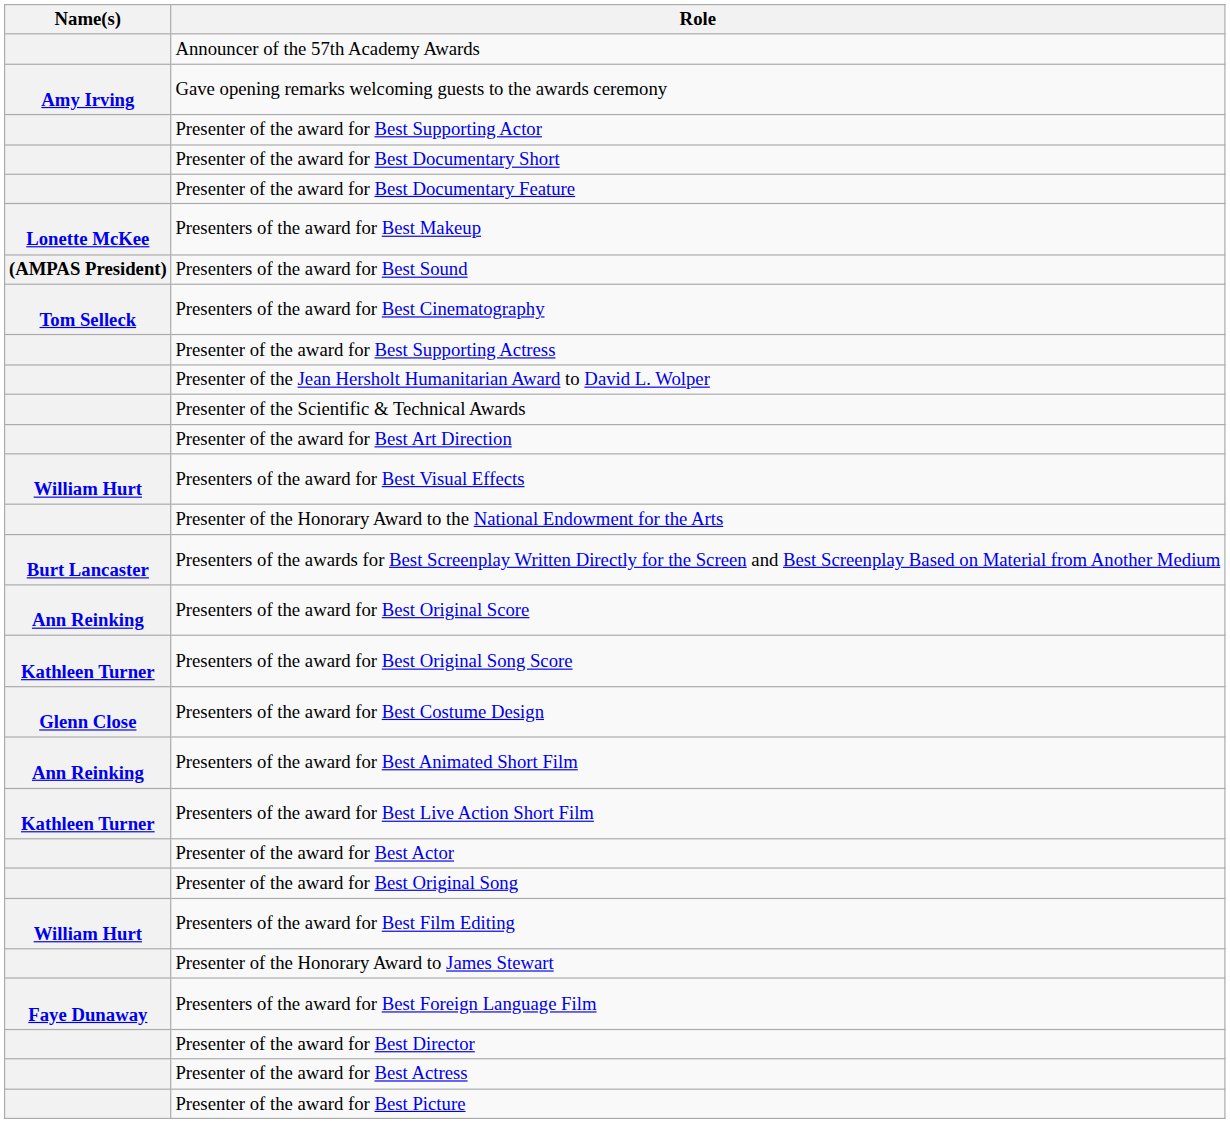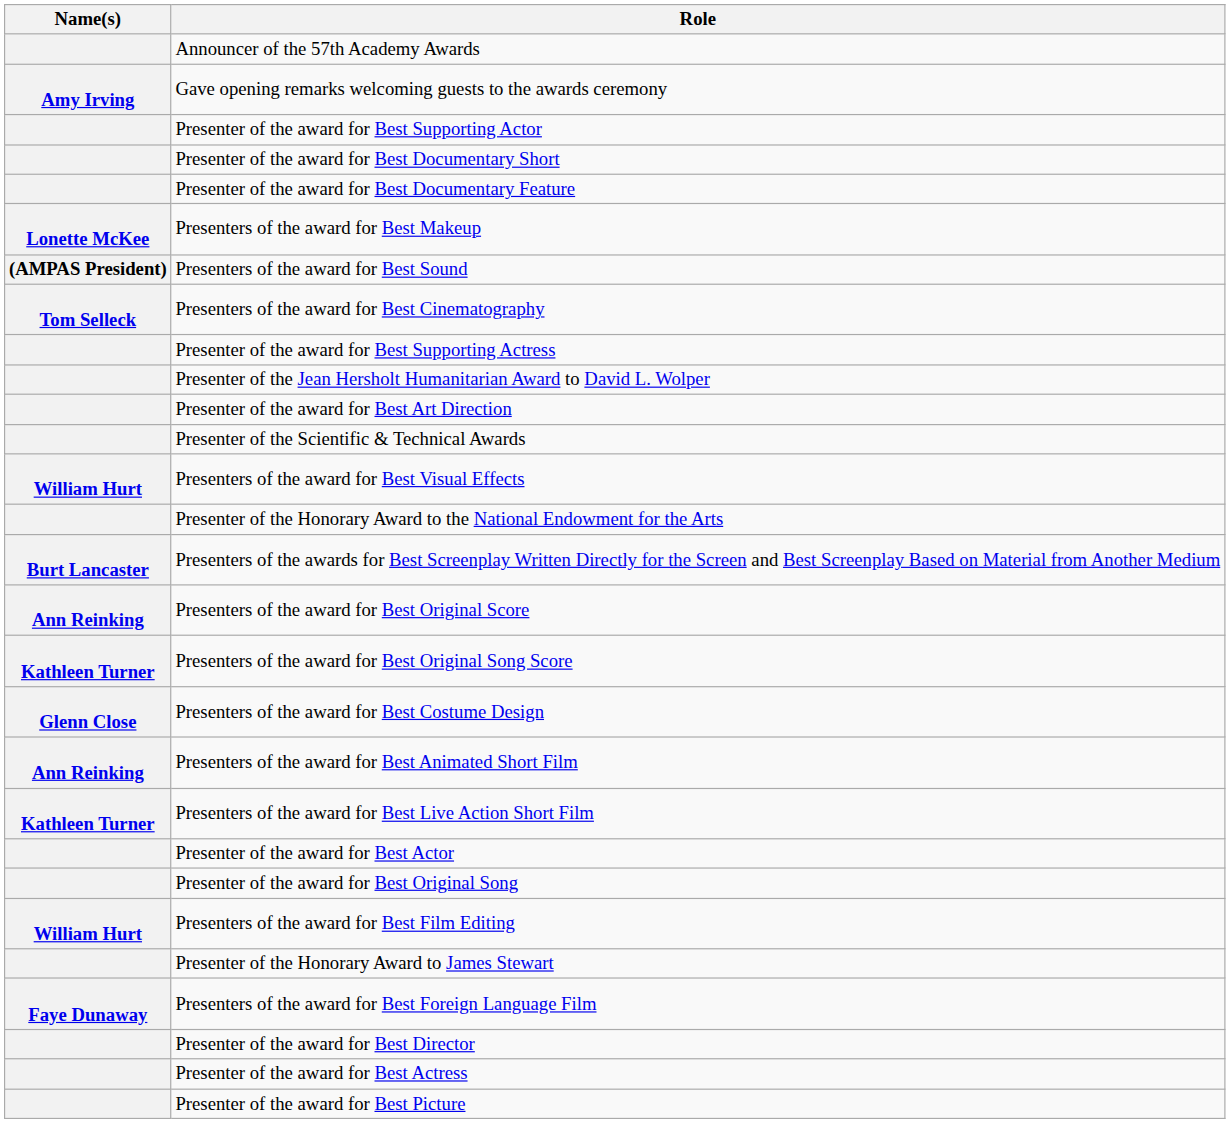rows swapped: (344, 438) <-> (350, 409)
